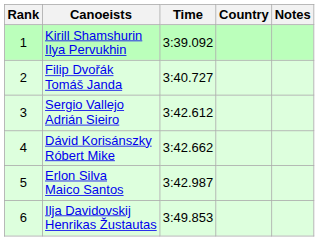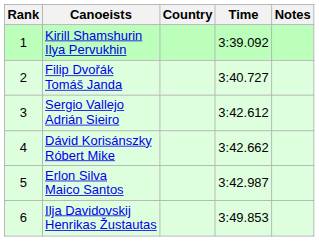columns swapped: (244, 14) <-> (188, 14)
